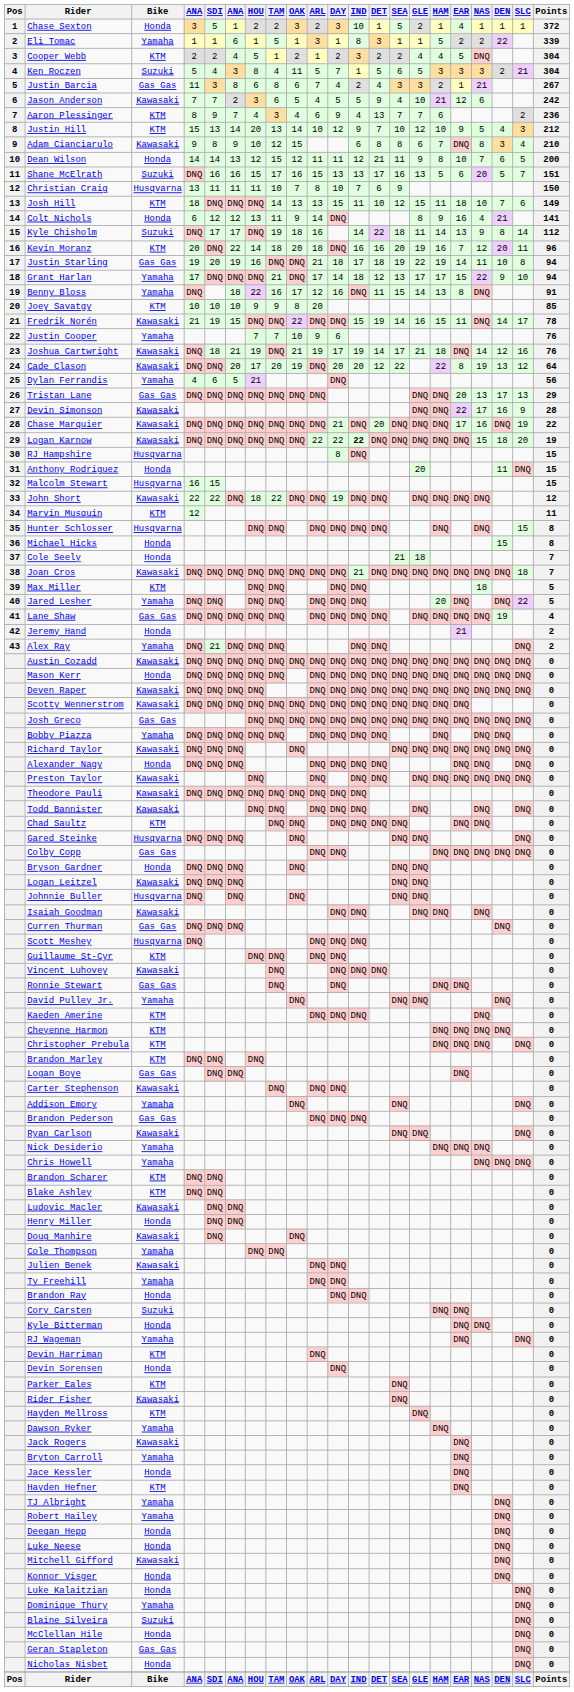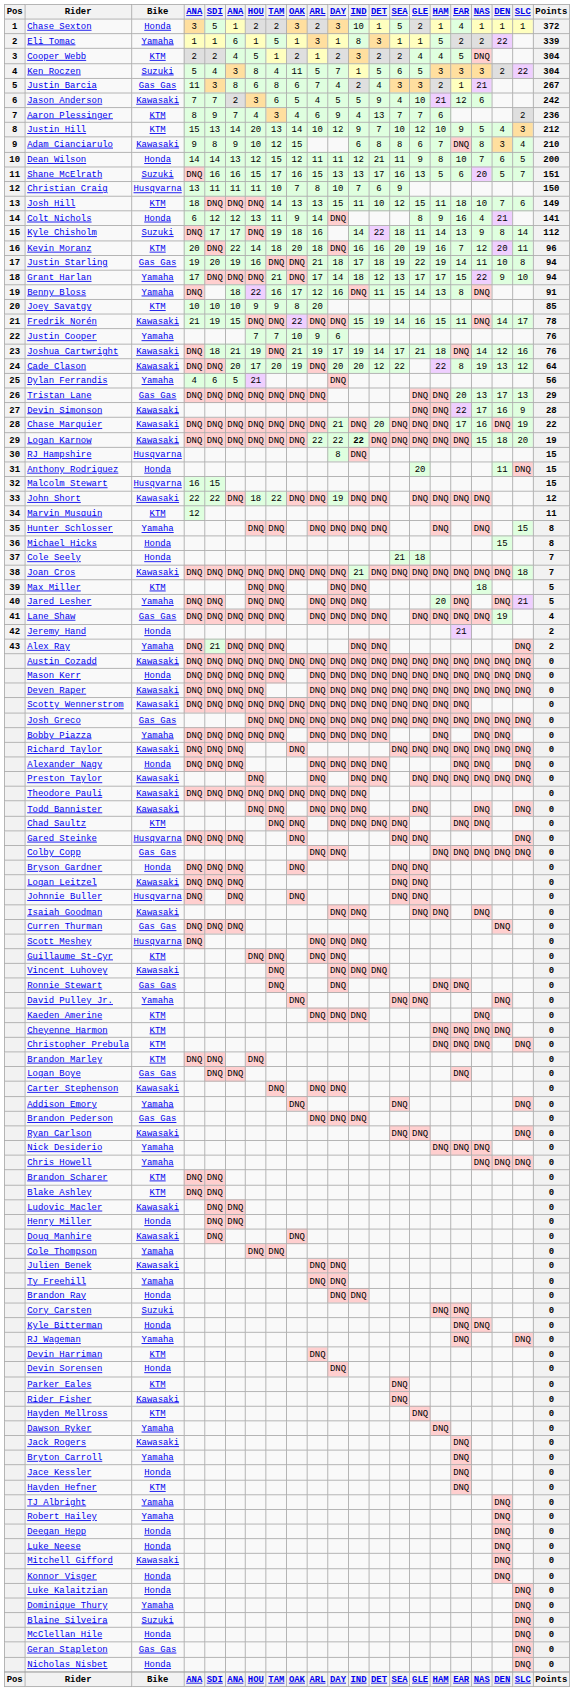(523, 71) 21 -> (523, 71) 22
(158, 529) Husqvarna -> (158, 529) Yamaha
(523, 602) 22 -> (523, 602) 21
